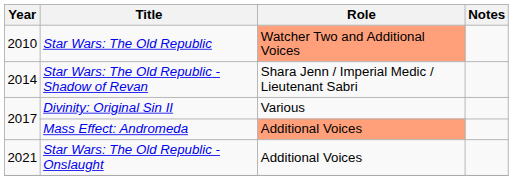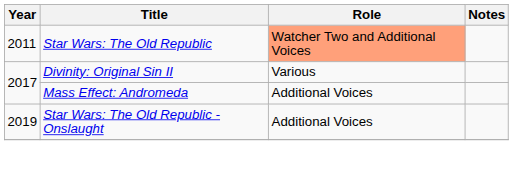(22, 43) 2010 -> (22, 43) 2011
- row: (132, 79)
(311, 129) lightsalmon background -> (322, 93) no background
(22, 157) 2021 -> (22, 121) 2019
